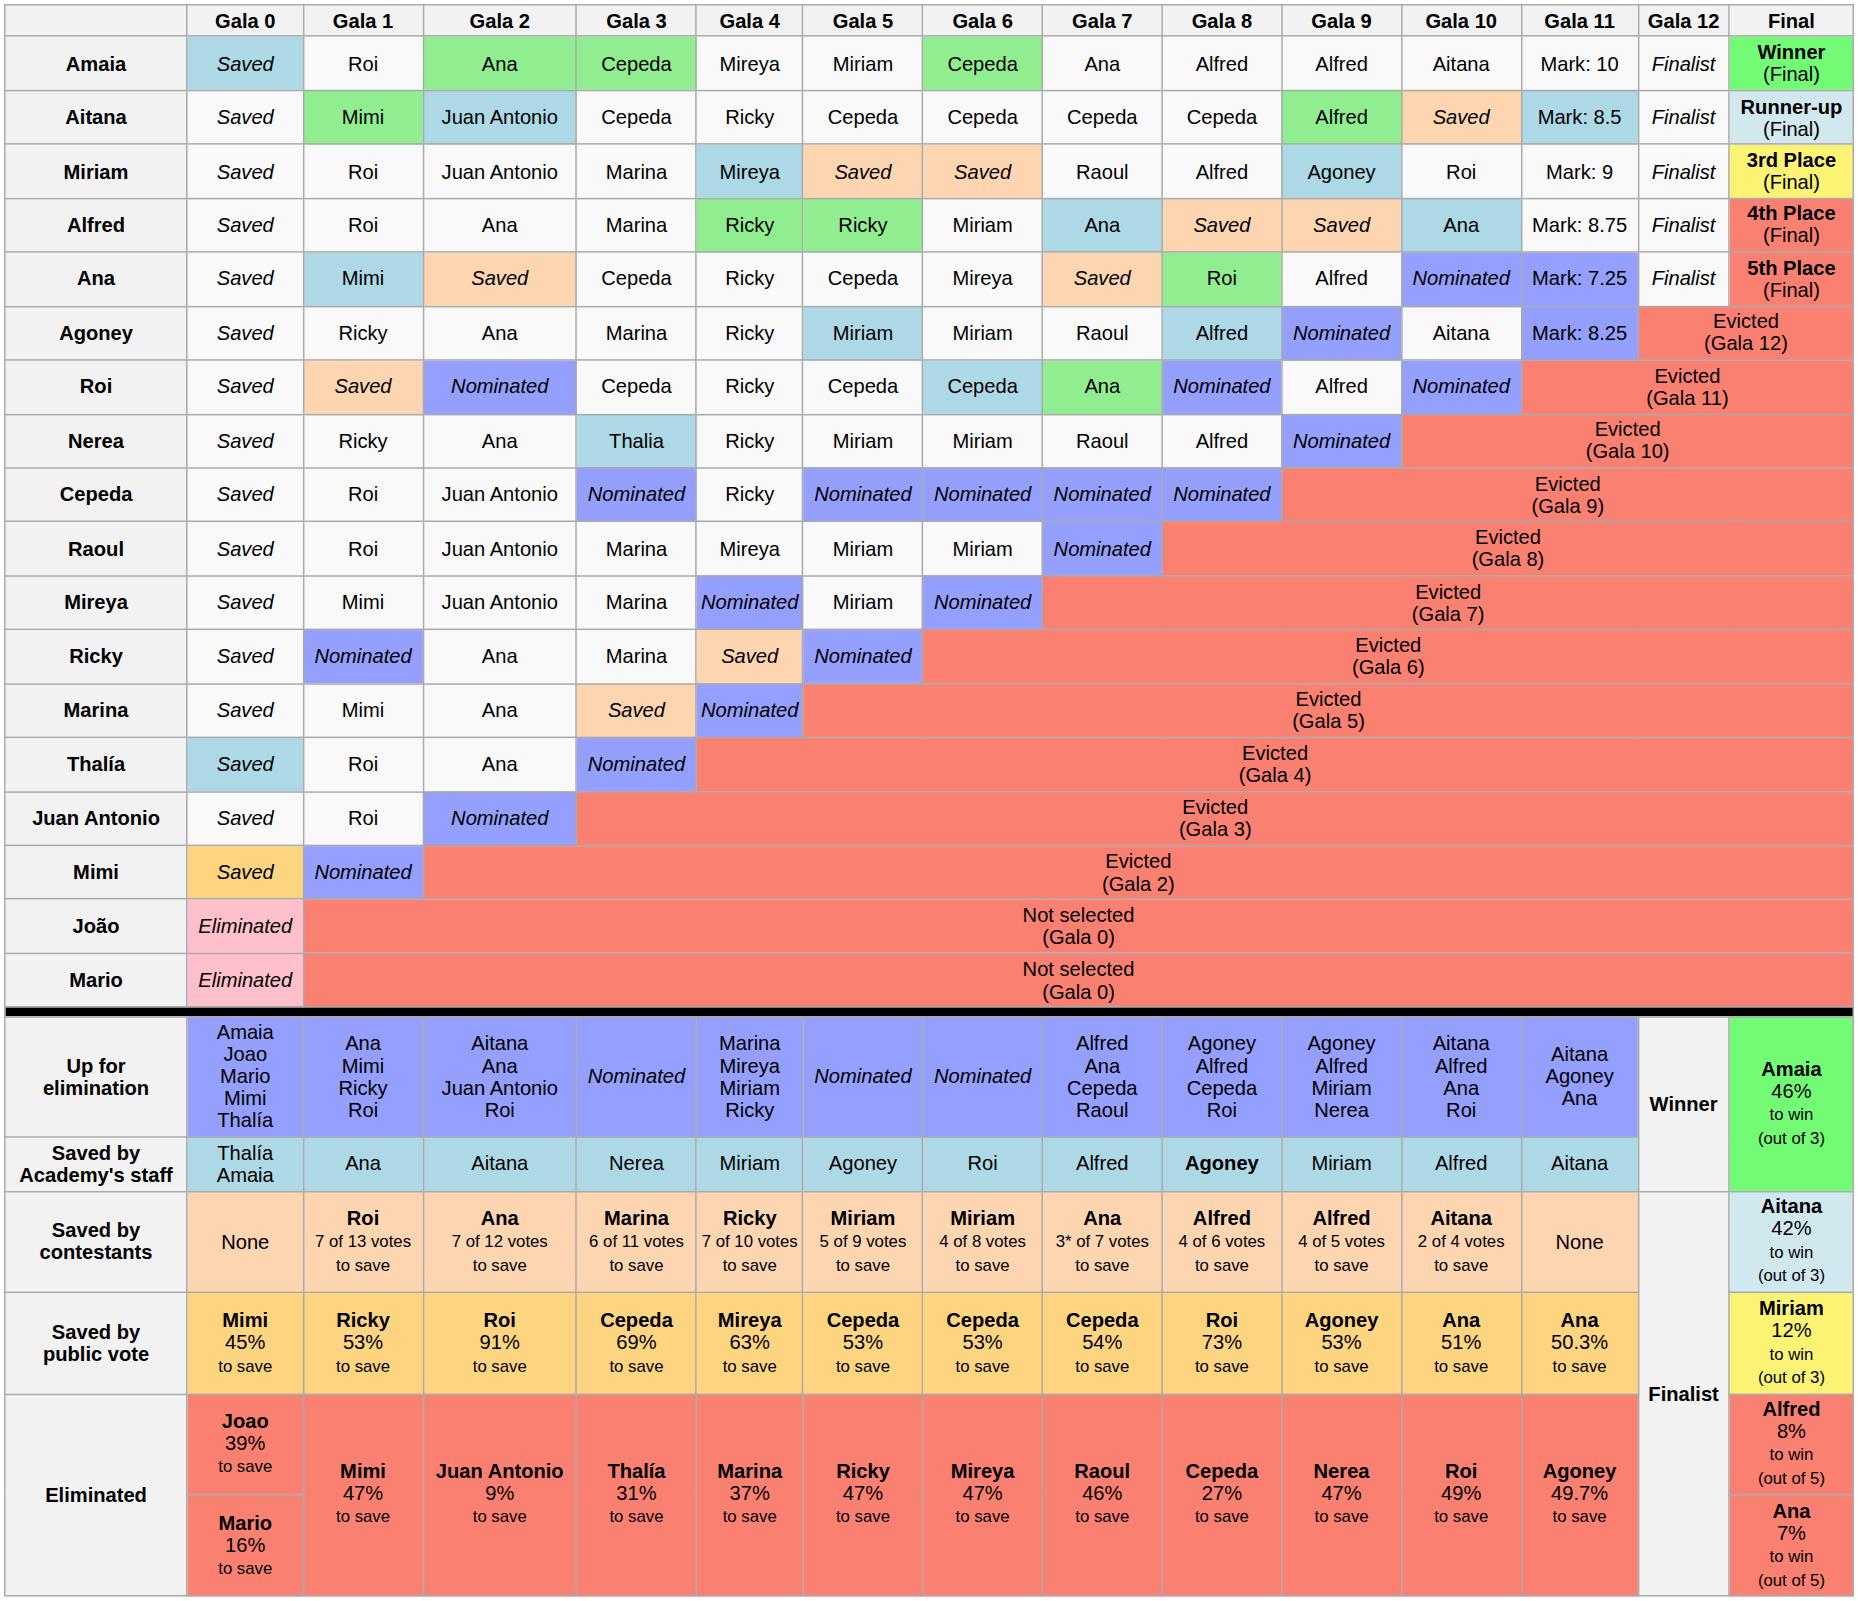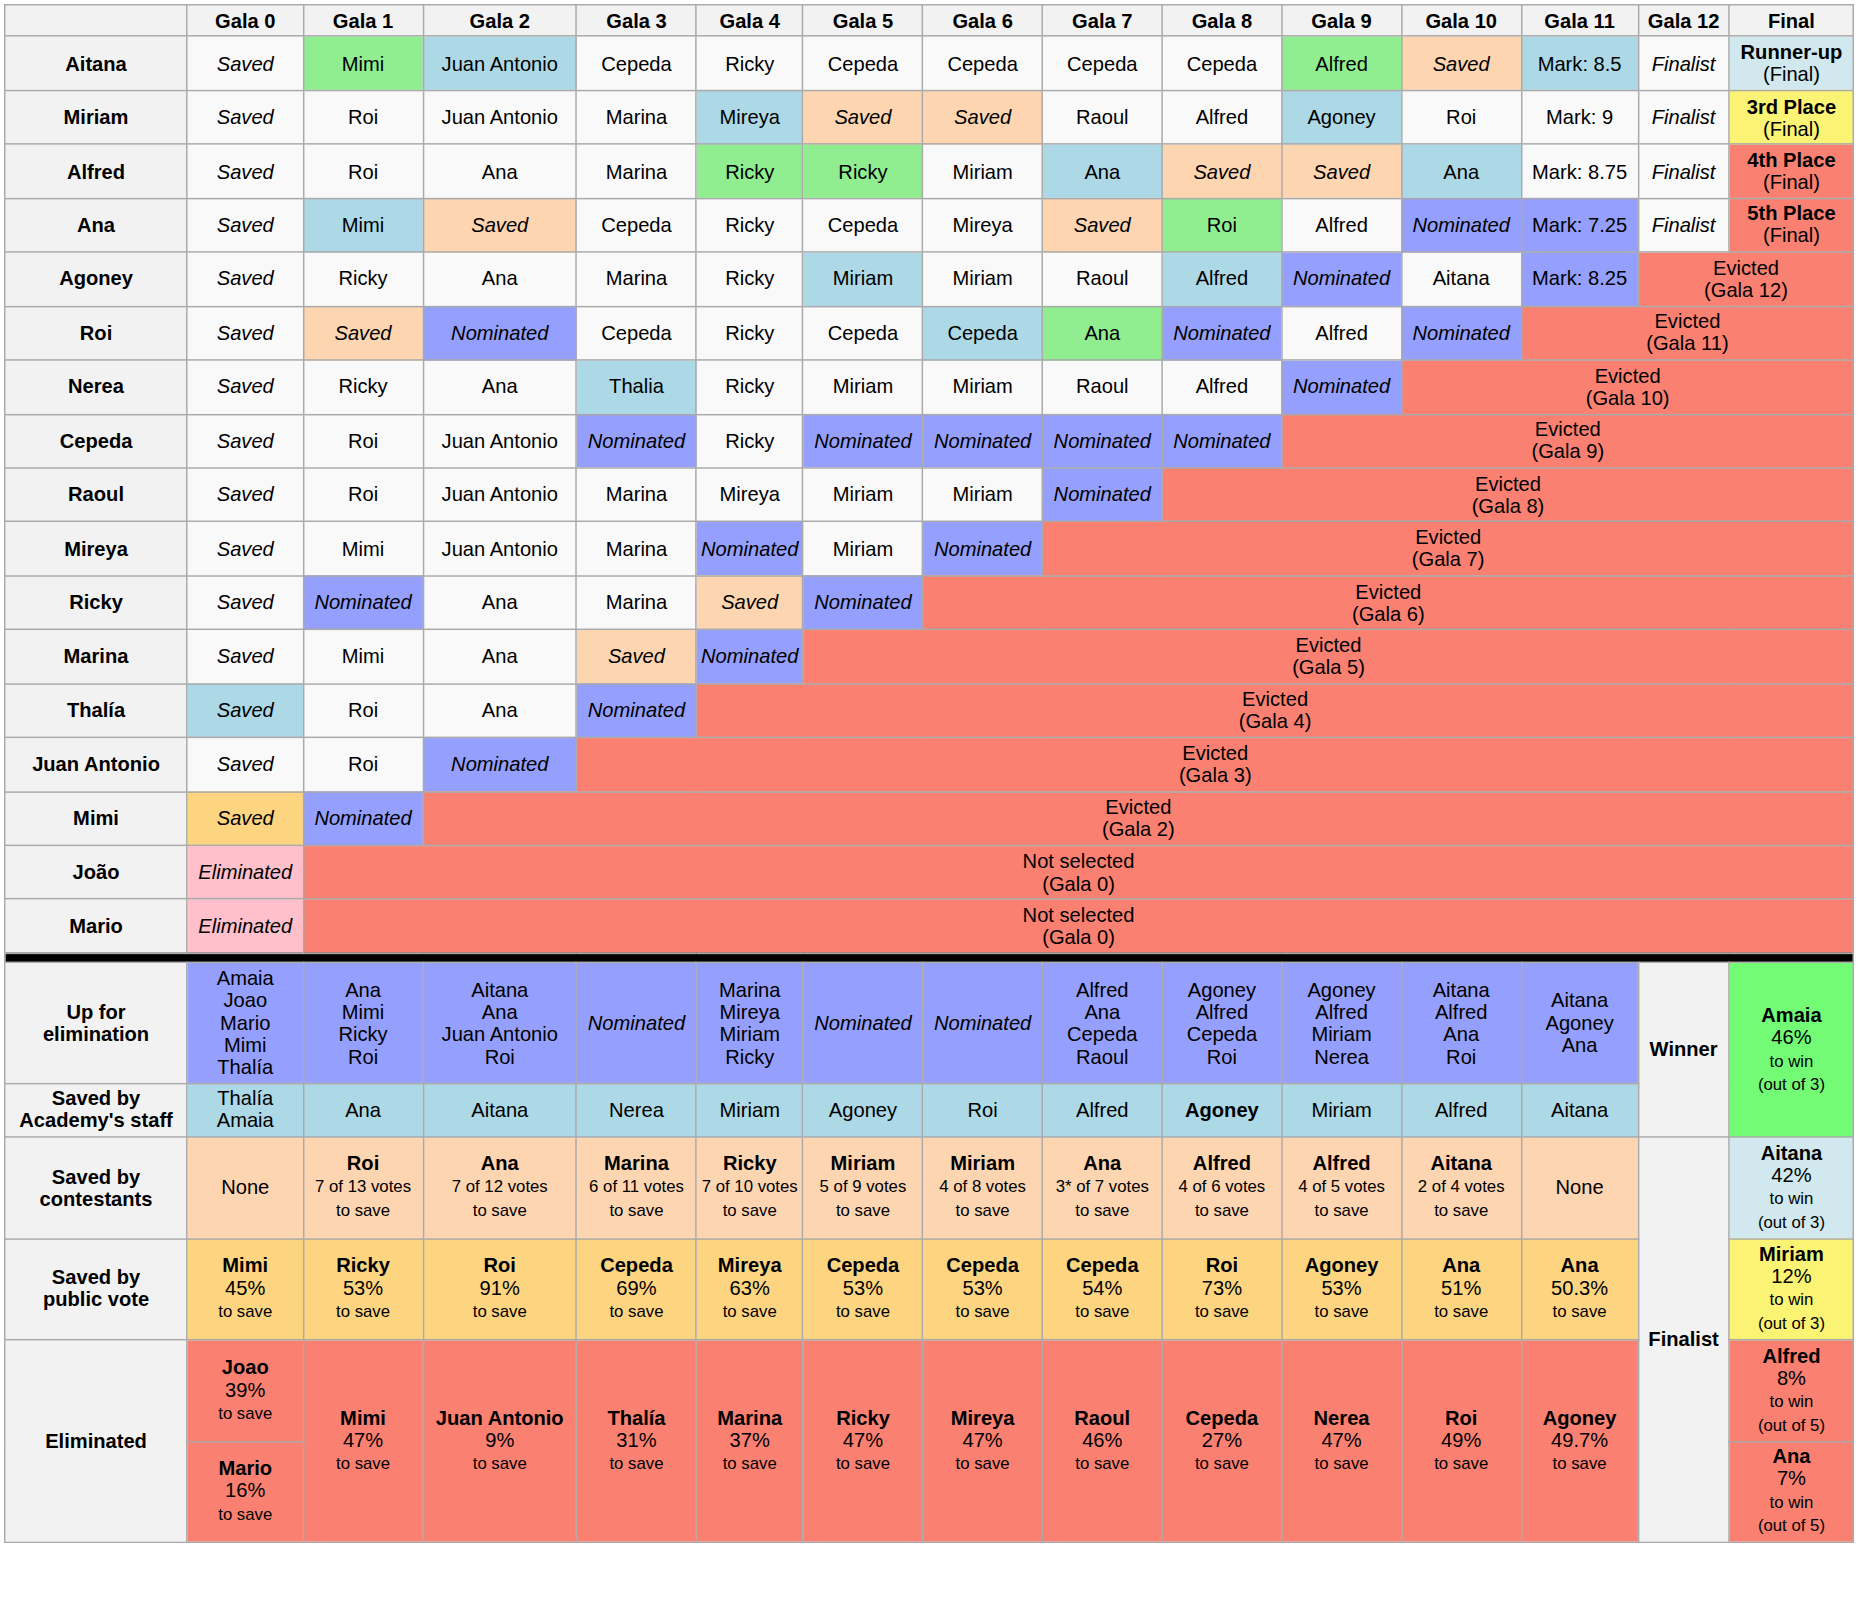- row: (96, 63)
